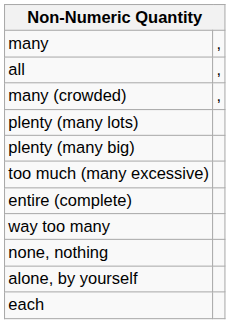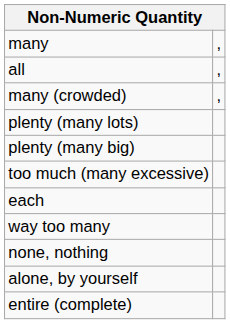rows swapped: (70, 200) <-> (26, 305)
